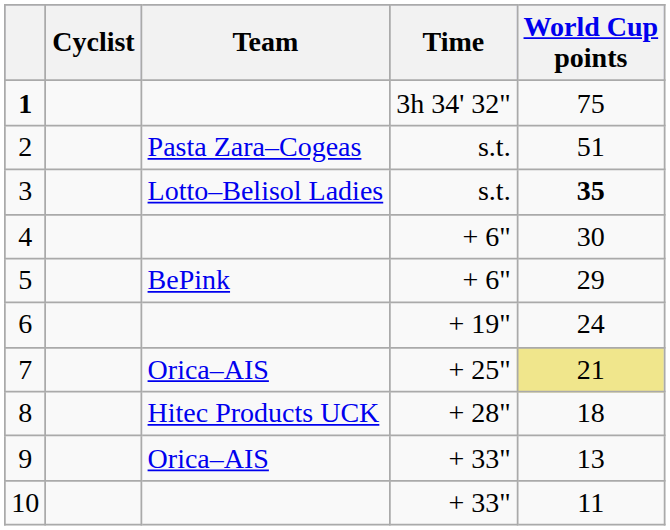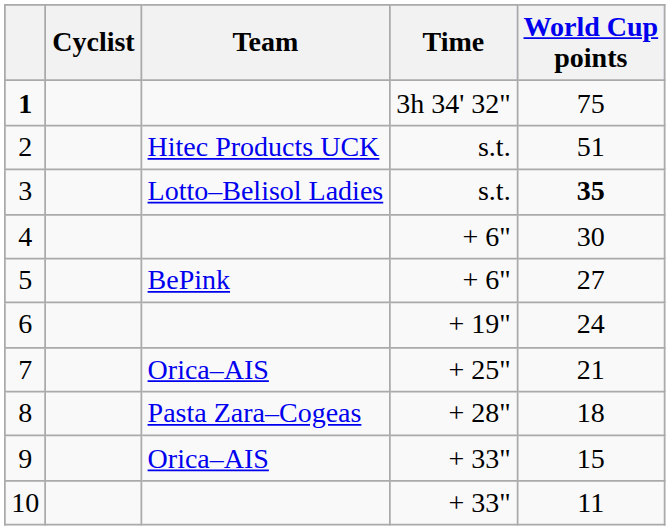(254, 147) Pasta Zara–Cogeas -> (263, 147) Hitec Products UCK
(591, 280) 29 -> (591, 280) 27
(591, 369) khaki background -> (591, 369) no background
(263, 413) Hitec Products UCK -> (254, 413) Pasta Zara–Cogeas
(591, 457) 13 -> (591, 457) 15
